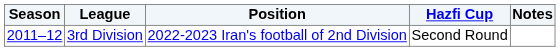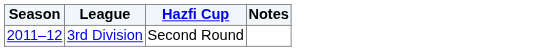- column: (277, 14)
